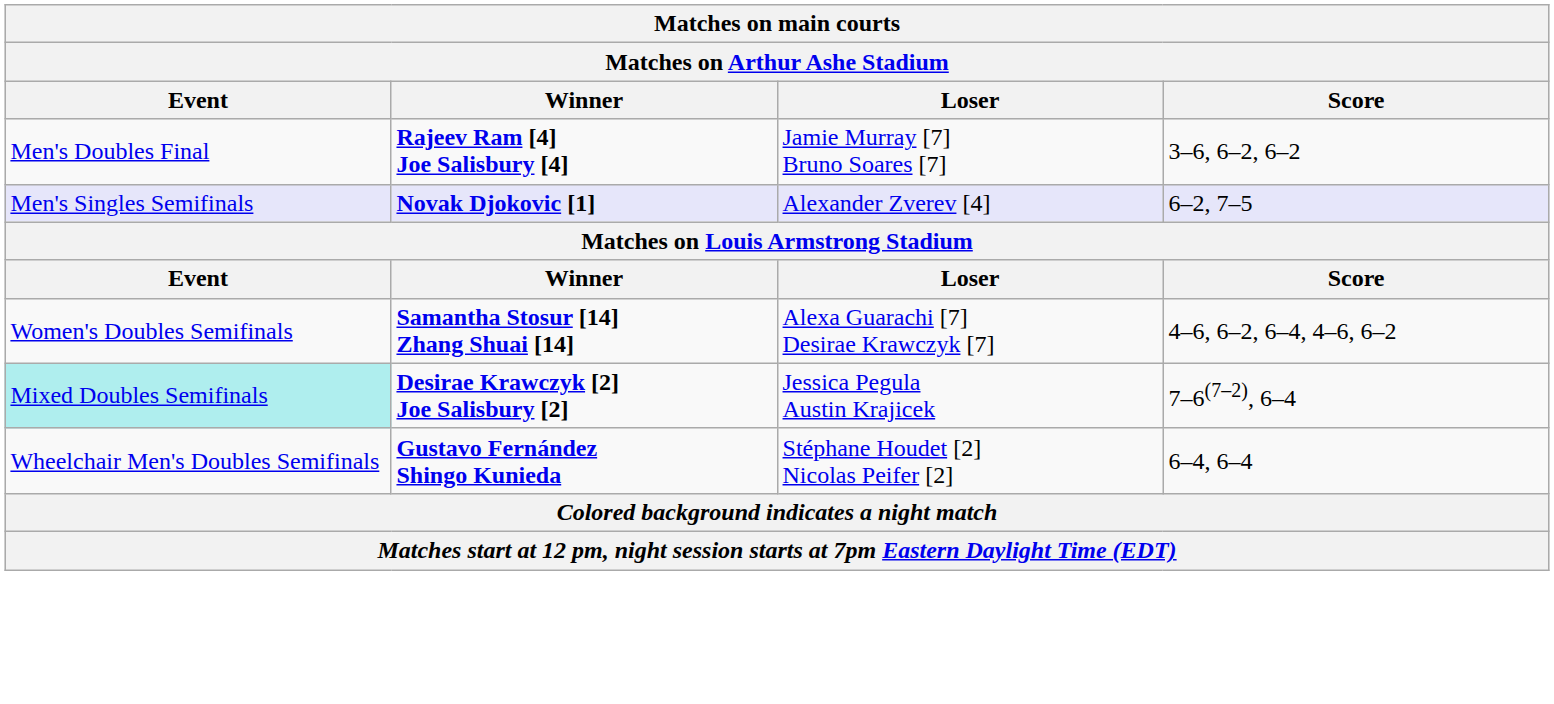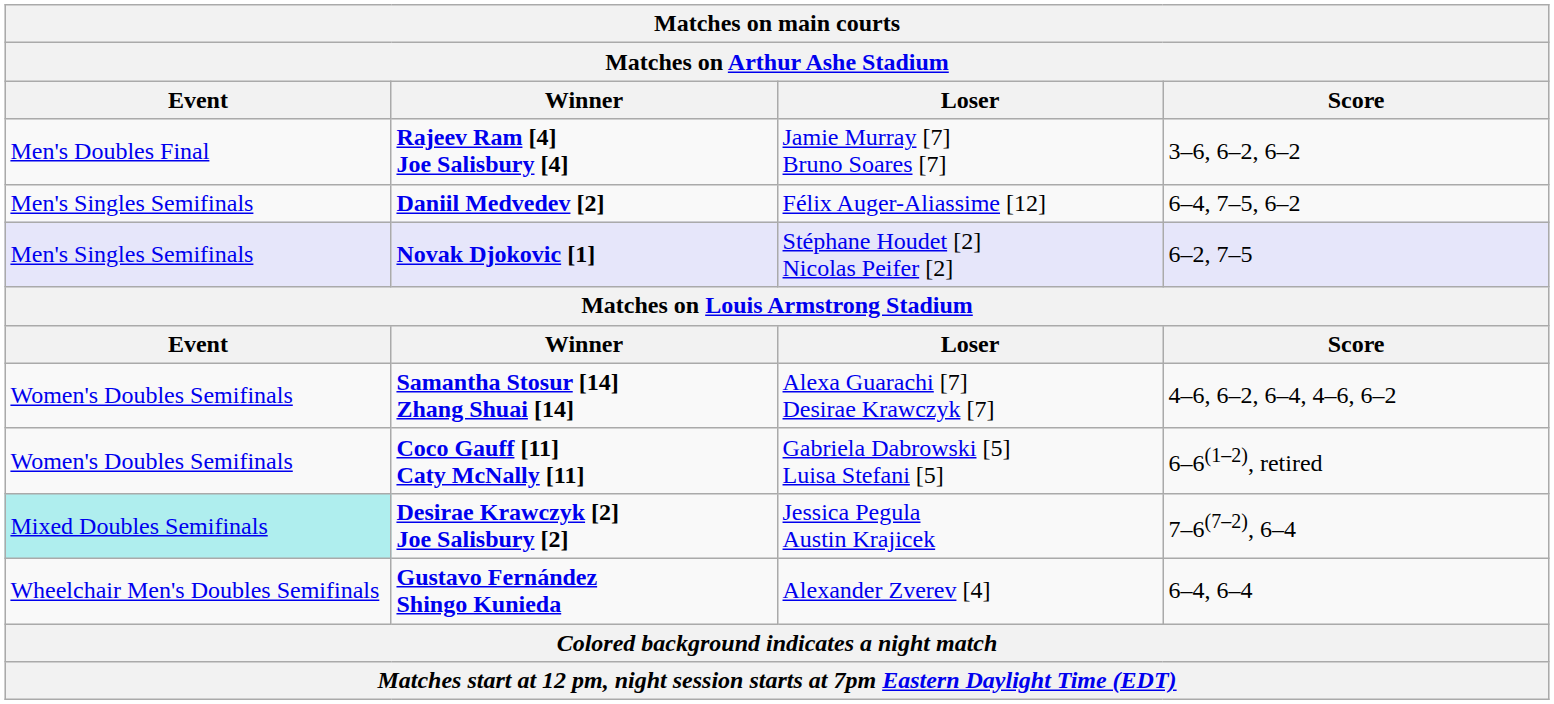+ row: (500, 202)
(886, 202) Alexander Zverev [4] -> (882, 254) Stéphane Houdet [2] Nicolas Peifer [2]
+ row: (490, 460)
(882, 460) Stéphane Houdet [2] Nicolas Peifer [2] -> (886, 590) Alexander Zverev [4]
